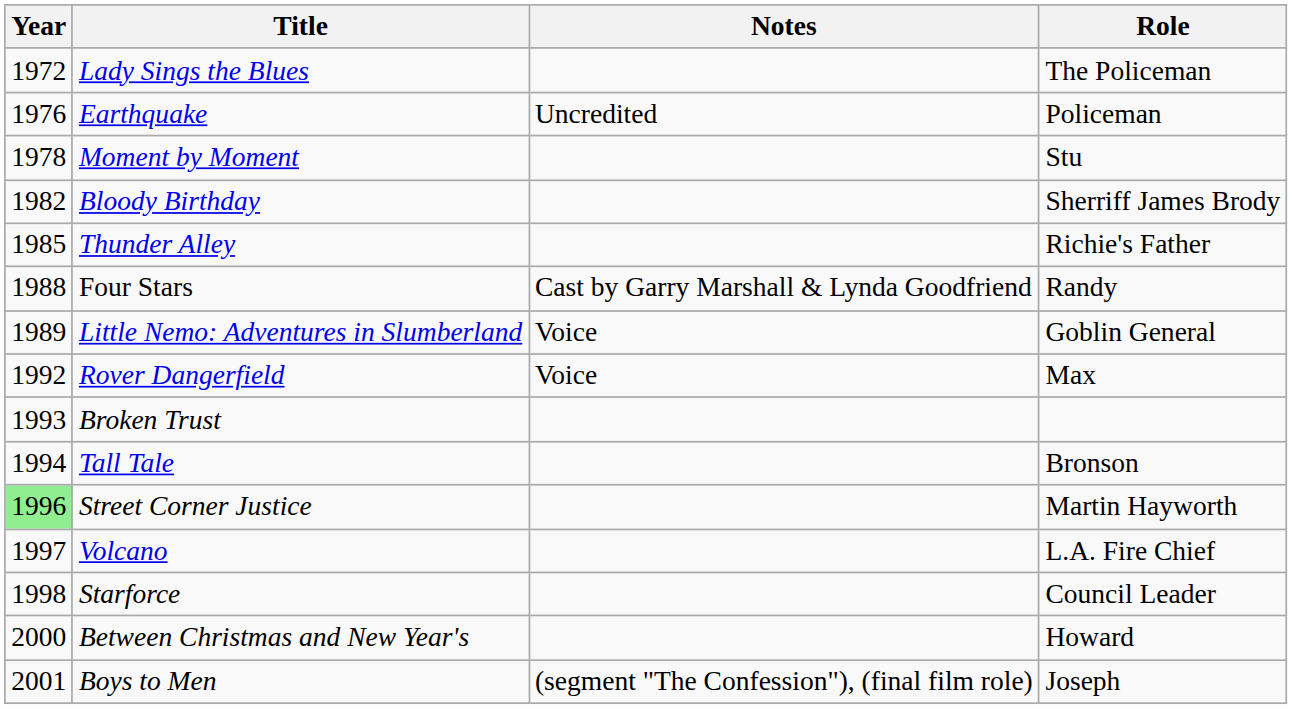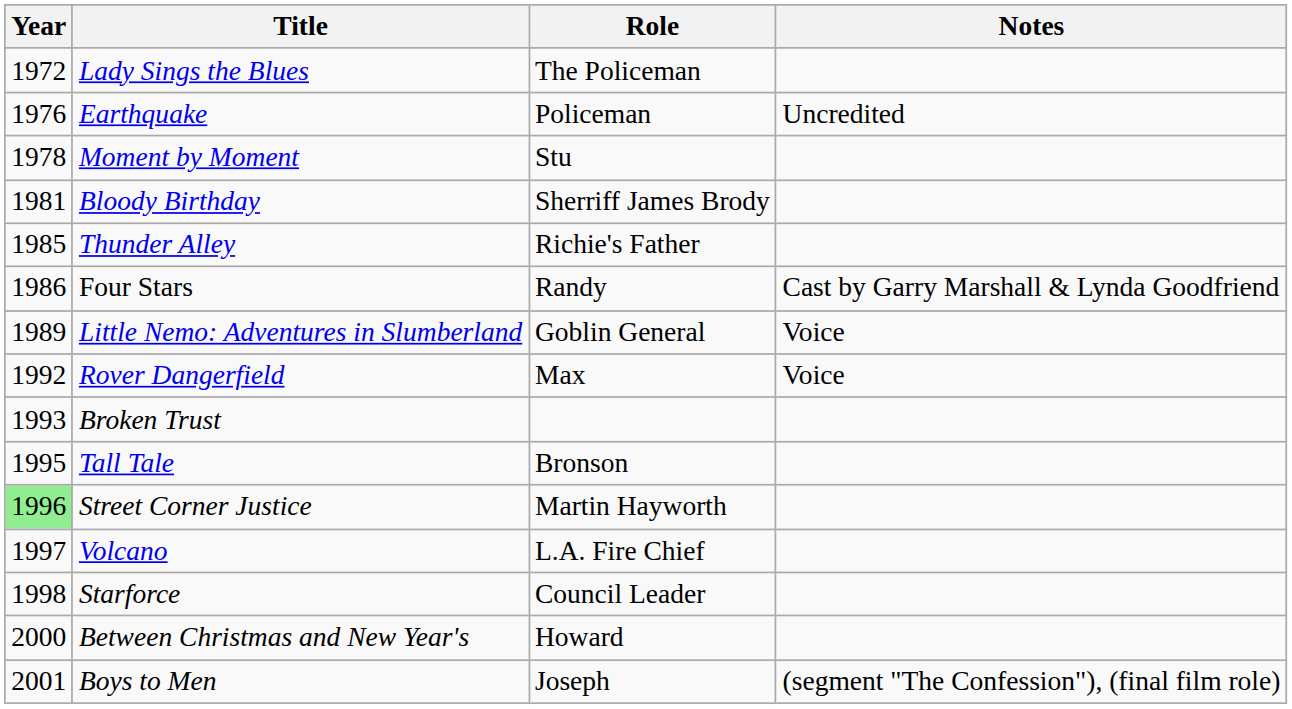columns swapped: (1163, 26) <-> (784, 26)
(39, 200) 1982 -> (39, 200) 1981
(39, 288) 1988 -> (39, 288) 1986
(39, 462) 1994 -> (39, 462) 1995
